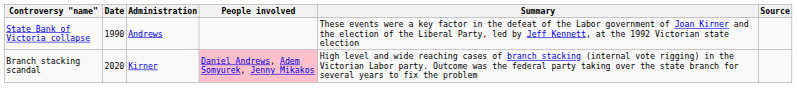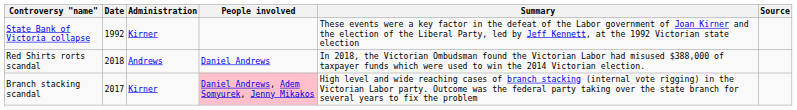(114, 34) 1990 -> (114, 34) 1992
(145, 34) Andrews -> (143, 34) Kirner
+ row: (46, 61)
(114, 66) 2020 -> (114, 89) 2017
